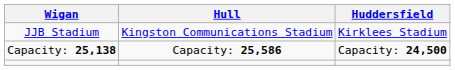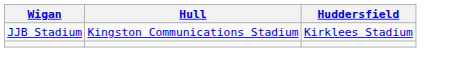- row: (62, 51)
